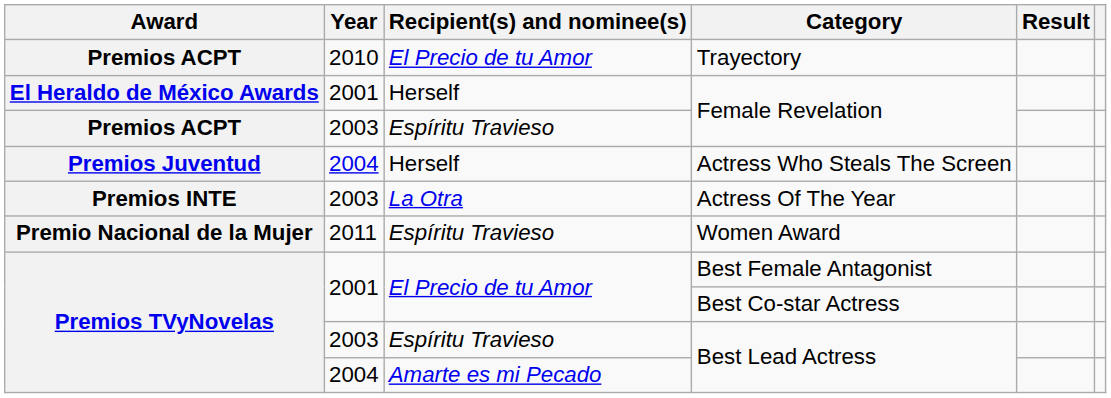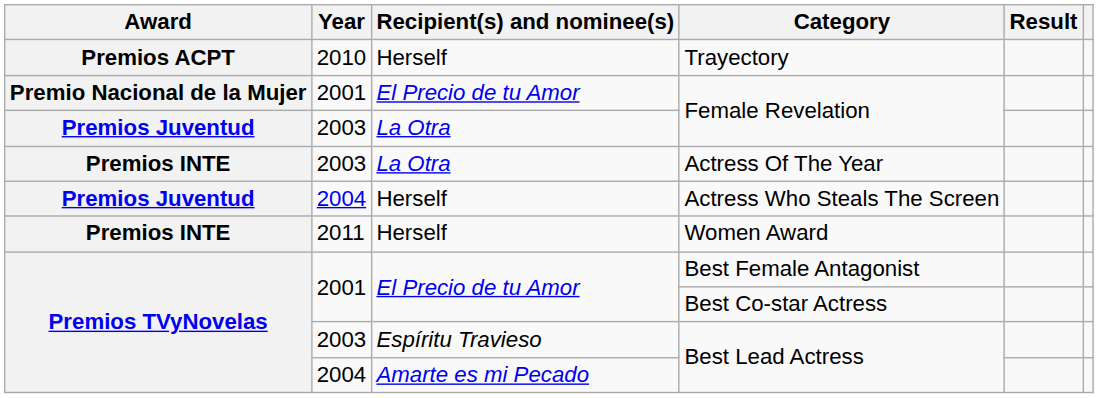(490, 57) El Precio de tu Amor -> (412, 57) Herself
(164, 92) El Heraldo de México Awards -> (158, 92) Premio Nacional de la Mujer
(424, 92) Herself -> (478, 92) El Precio de tu Amor
(164, 127) Premios ACPT -> (158, 127) Premios Juventud
(471, 127) Espíritu Travieso -> (414, 127) La Otra
rows swapped: (354, 198) <-> (354, 163)
(164, 233) Premio Nacional de la Mujer -> (158, 233) Premios INTE
(471, 233) Espíritu Travieso -> (412, 233) Herself
